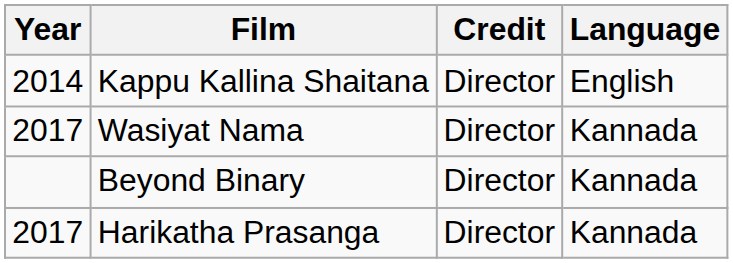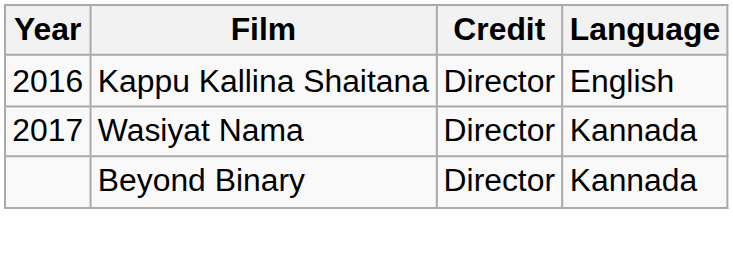(48, 80) 2014 -> (48, 80) 2016
- row: (239, 231)
